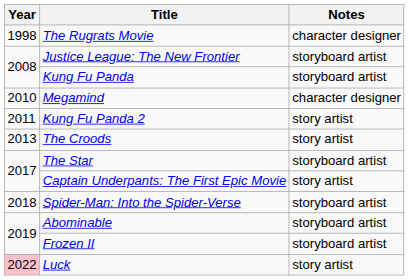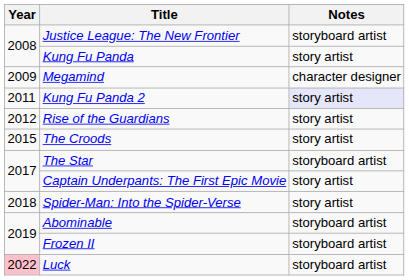- row: (98, 35)
(339, 77) storyboard artist -> (323, 56) story artist
(22, 98) 2010 -> (22, 77) 2009
(323, 118) no background -> (323, 98) lavender background
+ row: (106, 118)
(22, 139) 2013 -> (22, 139) 2015
(339, 202) storyboard artist -> (323, 202) story artist
(323, 264) story artist -> (339, 264) storyboard artist
